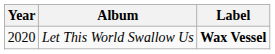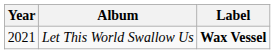(22, 37) 2020 -> (22, 37) 2021
